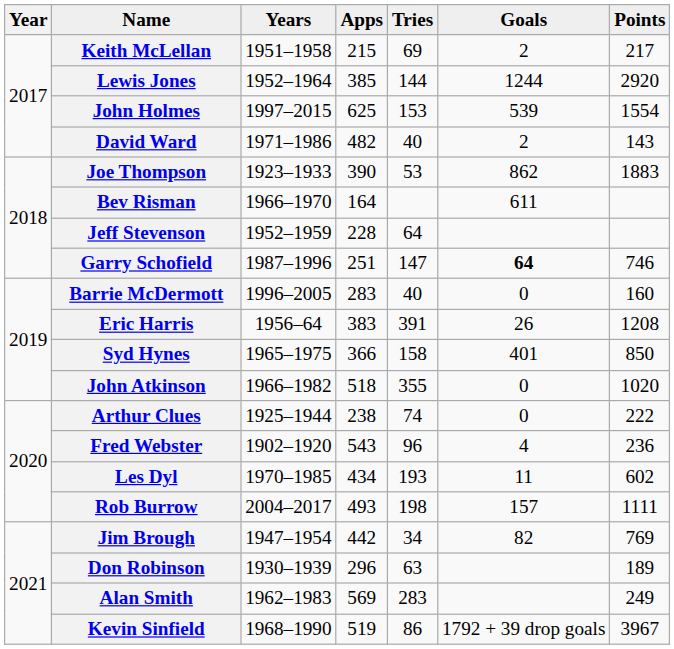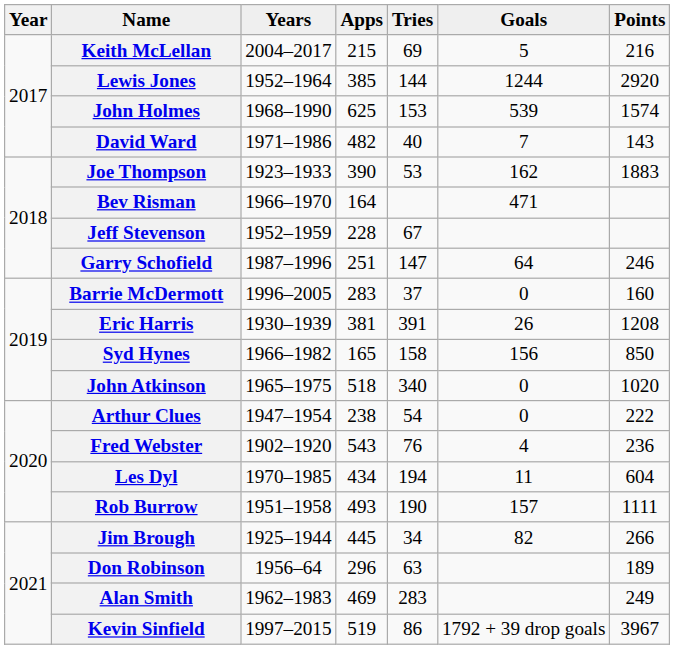(288, 50) 1951–1958 -> (288, 50) 2004–2017
(524, 50) 2 -> (524, 50) 5
(640, 50) 217 -> (640, 50) 216
(288, 111) 1997–2015 -> (288, 111) 1968–1990
(640, 111) 1554 -> (640, 111) 1574
(524, 141) 2 -> (524, 141) 7
(524, 171) 862 -> (524, 171) 162
(524, 202) 611 -> (524, 202) 471
(413, 232) 64 -> (413, 232) 67
(524, 263) bold -> (524, 263) normal
(640, 263) 746 -> (640, 263) 246
(413, 293) 40 -> (413, 293) 37
(288, 324) 1956–64 -> (288, 324) 1930–1939
(362, 324) 383 -> (362, 324) 381
(288, 354) 1965–1975 -> (288, 354) 1966–1982
(362, 354) 366 -> (362, 354) 165
(524, 354) 401 -> (524, 354) 156
(288, 385) 1966–1982 -> (288, 385) 1965–1975
(413, 385) 355 -> (413, 385) 340
(288, 415) 1925–1944 -> (288, 415) 1947–1954
(413, 415) 74 -> (413, 415) 54
(413, 446) 96 -> (413, 446) 76
(413, 476) 193 -> (413, 476) 194
(640, 476) 602 -> (640, 476) 604
(288, 506) 2004–2017 -> (288, 506) 1951–1958
(413, 506) 198 -> (413, 506) 190
(288, 537) 1947–1954 -> (288, 537) 1925–1944
(362, 537) 442 -> (362, 537) 445
(640, 537) 769 -> (640, 537) 266
(288, 567) 1930–1939 -> (288, 567) 1956–64
(362, 598) 569 -> (362, 598) 469
(288, 628) 1968–1990 -> (288, 628) 1997–2015
